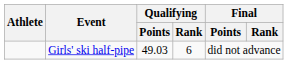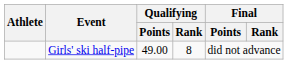(155, 50) 49.03 -> (155, 50) 49.00
(189, 50) 6 -> (189, 50) 8
